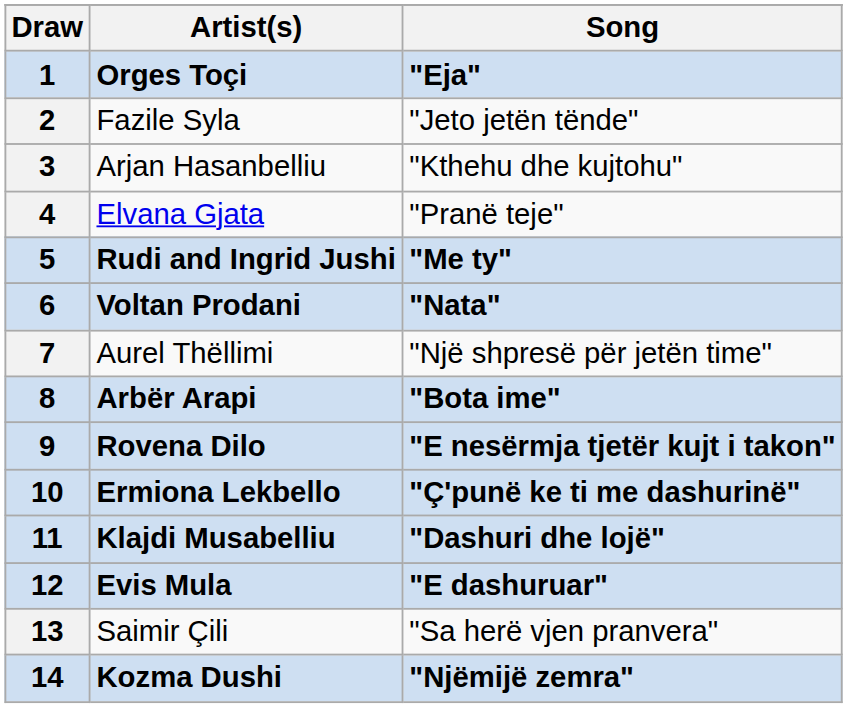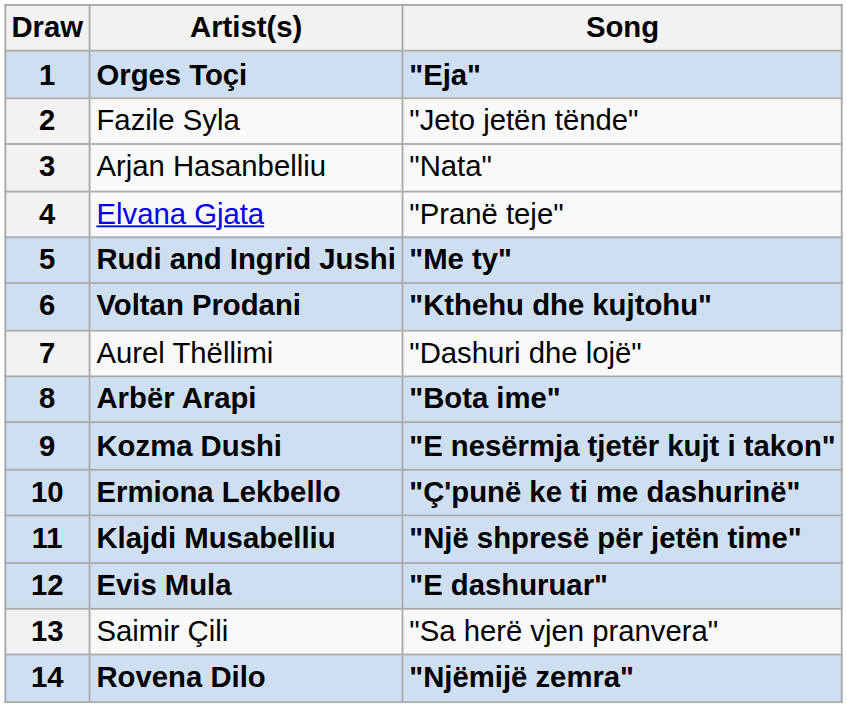(546, 167) "Kthehu dhe kujtohu" -> (451, 167) "Nata"
(455, 306) "Nata" -> (561, 306) "Kthehu dhe kujtohu"
(591, 352) "Një shpresë për jetën time" -> (525, 352) "Dashuri dhe lojë"
(181, 445) Rovena Dilo -> (189, 445) Kozma Dushi
(537, 538) "Dashuri dhe lojë" -> (605, 538) "Një shpresë për jetën time"
(189, 677) Kozma Dushi -> (181, 677) Rovena Dilo
